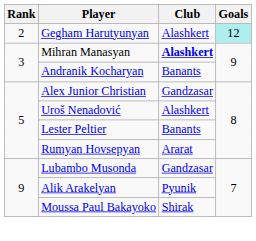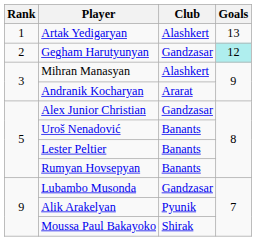+ row: (84, 33)
(185, 33) Alashkert -> (187, 52) Gandzasar
(187, 52) bold -> (185, 71) normal
(181, 71) Banants -> (177, 91) Ararat
(185, 110) Alashkert -> (181, 129) Banants
(177, 149) Ararat -> (181, 168) Banants
